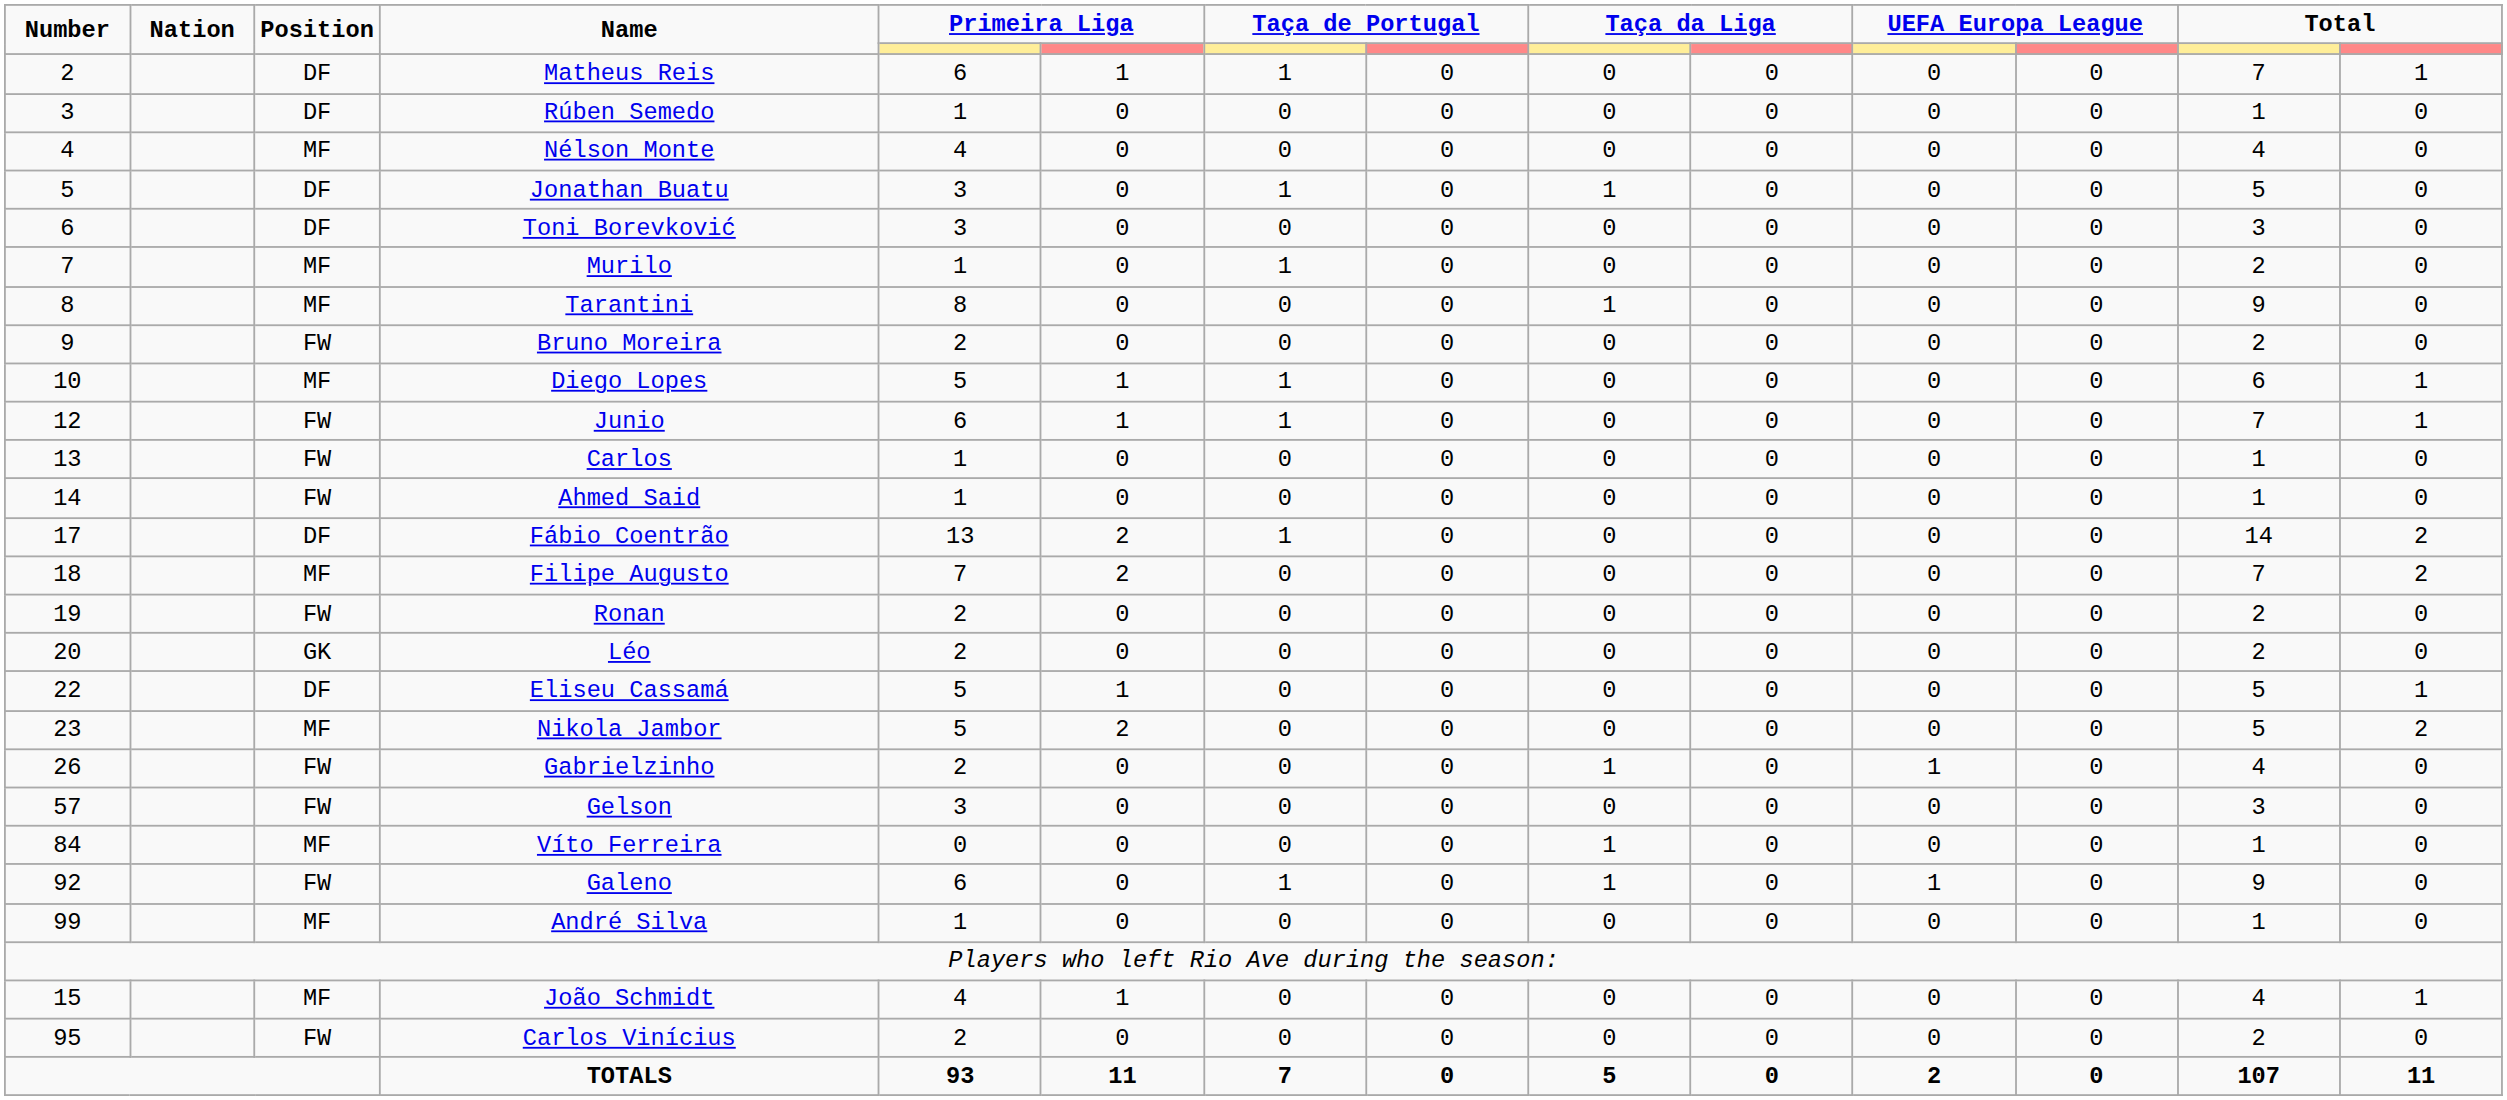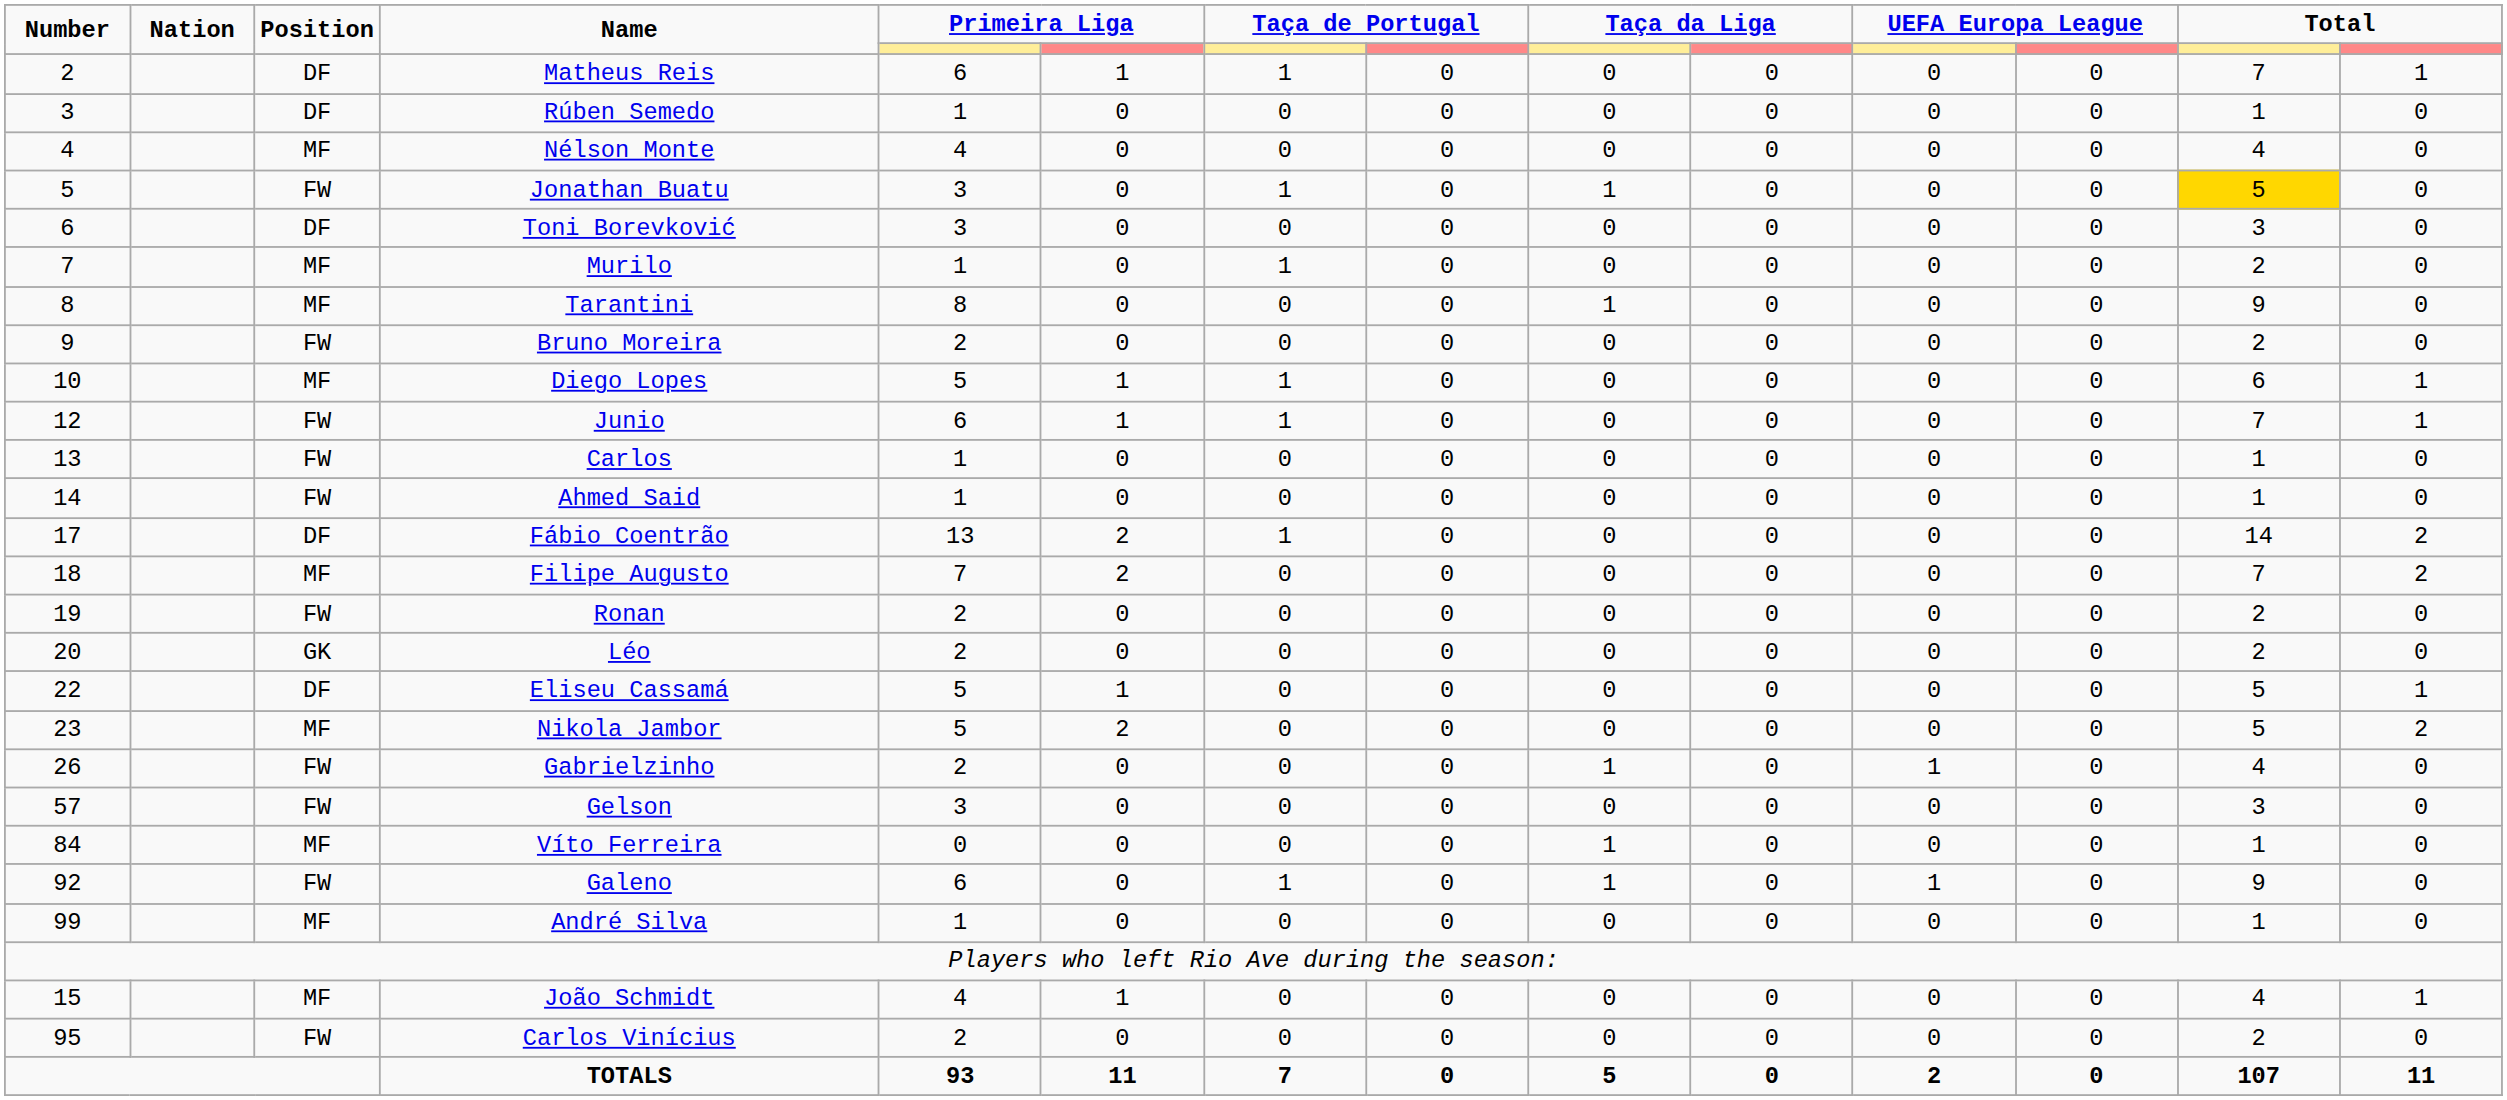(317, 190) DF -> (317, 190) FW
(2259, 190) no background -> (2259, 190) gold background
